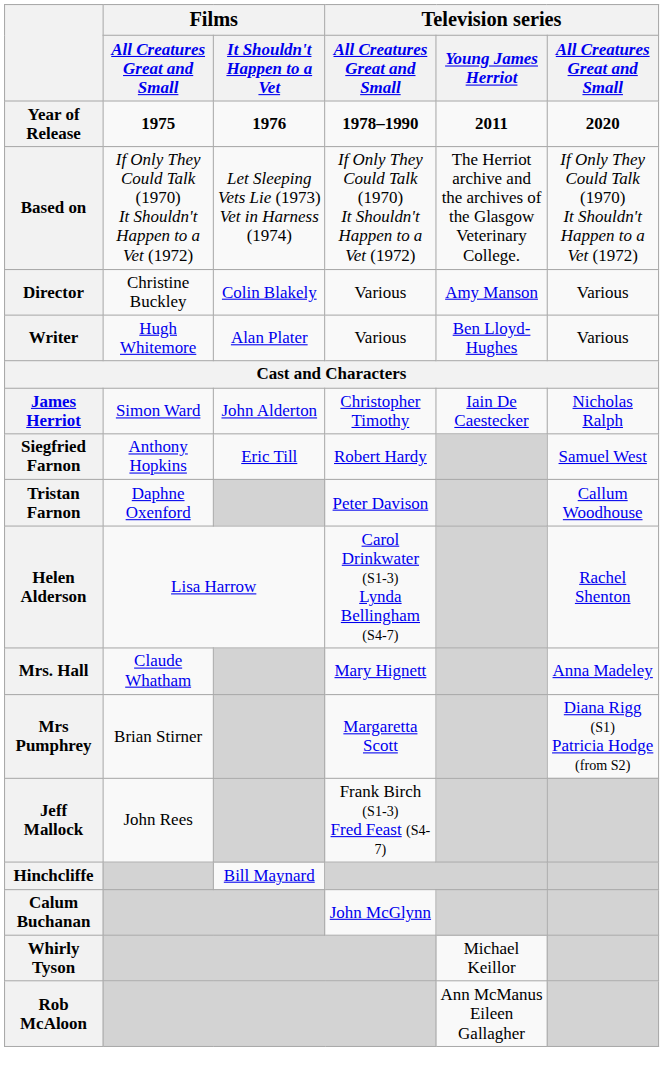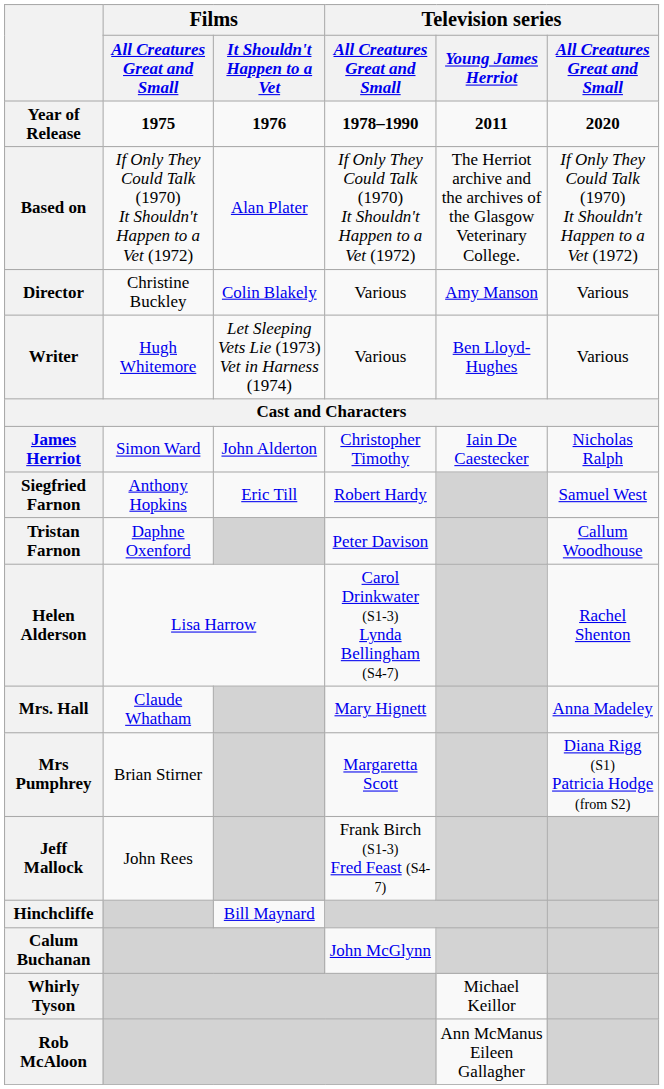(269, 207) Let Sleeping Vets Lie (1973) Vet in Harness (1974) -> (269, 207) Alan Plater
(269, 337) Alan Plater -> (269, 357) Let Sleeping Vets Lie (1973) Vet in Harness (1974)
